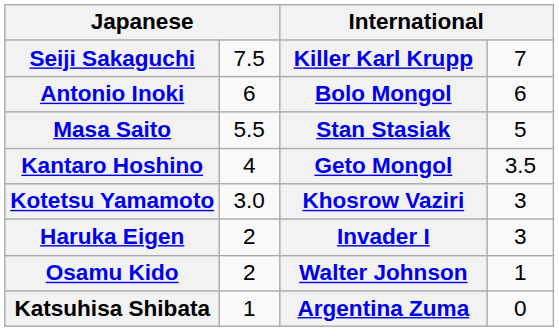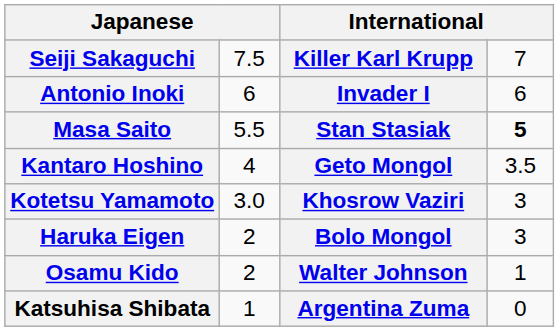(383, 93) Bolo Mongol -> (383, 93) Invader I
(520, 129) normal -> (520, 129) bold
(383, 237) Invader I -> (383, 237) Bolo Mongol
